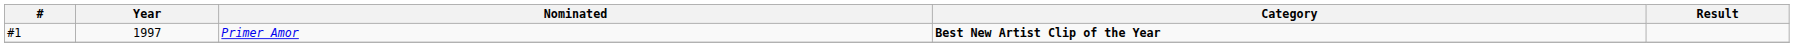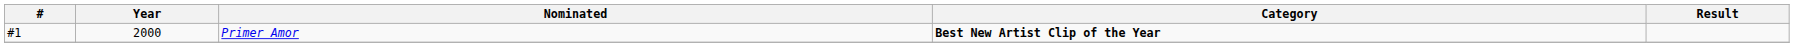(147, 33) 1997 -> (147, 33) 2000
